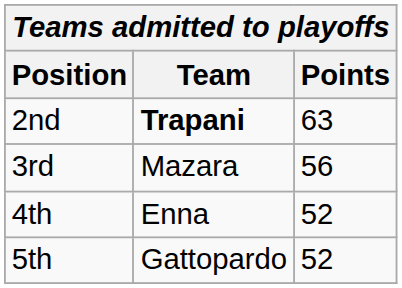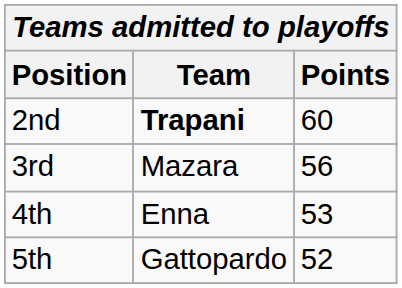(317, 120) 63 -> (317, 120) 60
(317, 213) 52 -> (317, 213) 53
